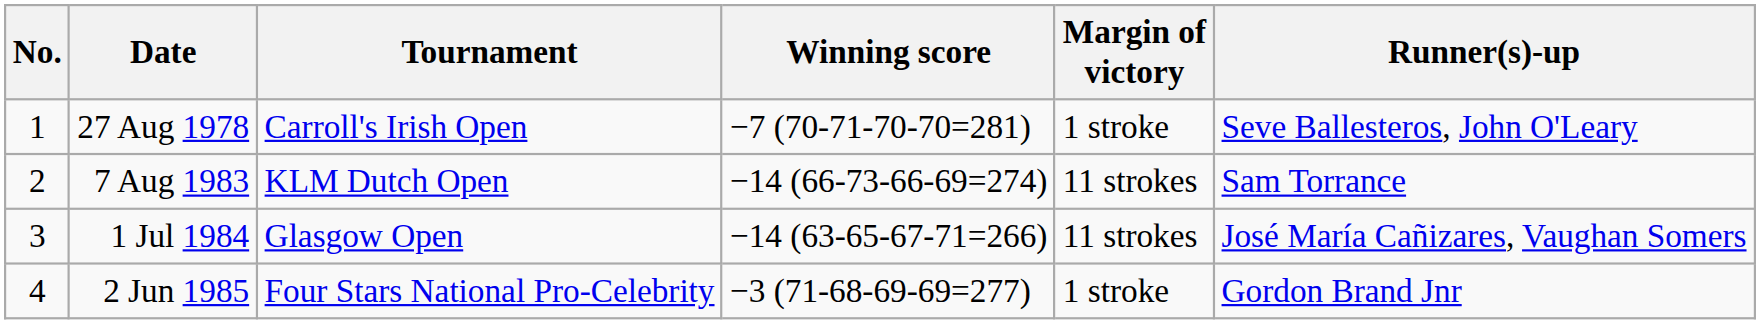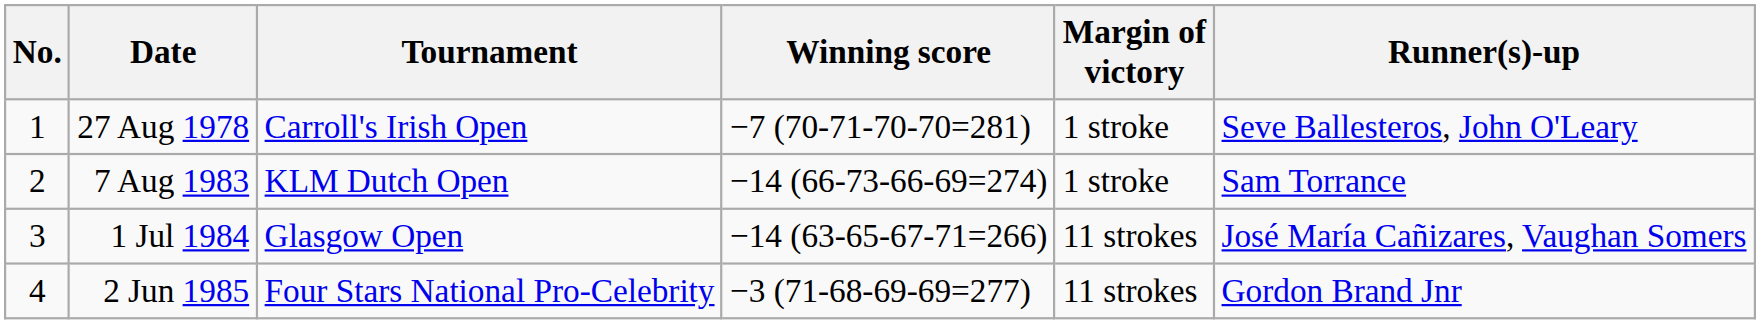(1130, 181) 11 strokes -> (1116, 181) 1 stroke
(1116, 291) 1 stroke -> (1130, 291) 11 strokes
